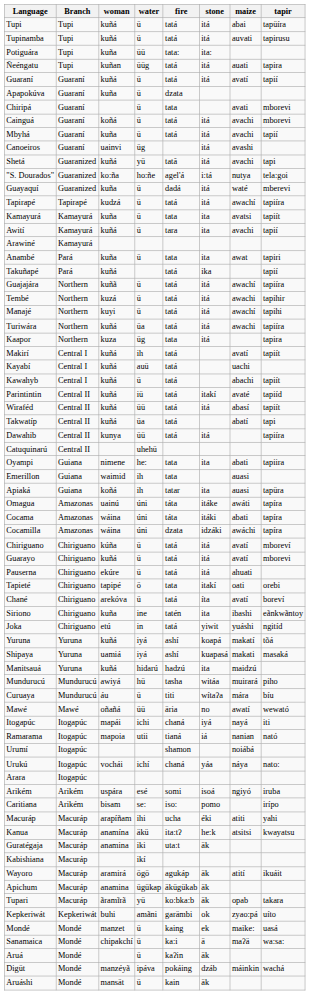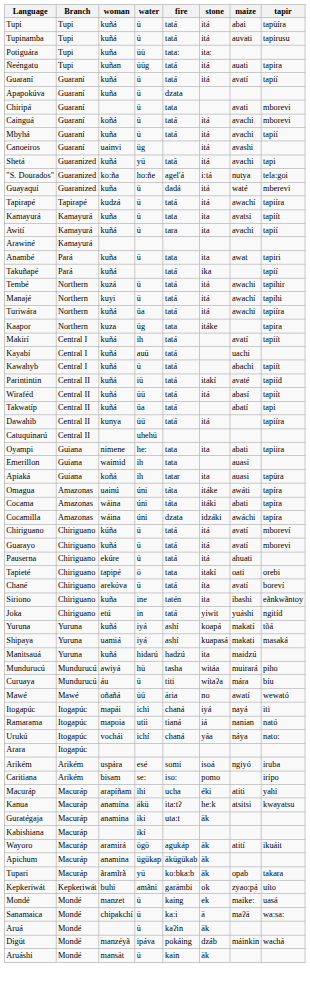- row: (22, 284)
(205, 339) itá -> (209, 325) itáke
- row: (17, 750)
